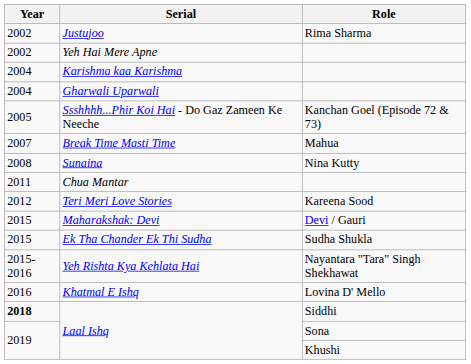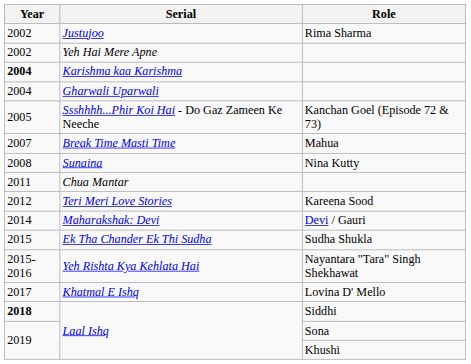(19, 71) normal -> (19, 71) bold
(19, 220) 2015 -> (19, 220) 2014
(19, 292) 2016 -> (19, 292) 2017
